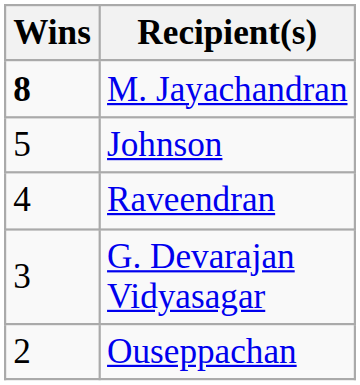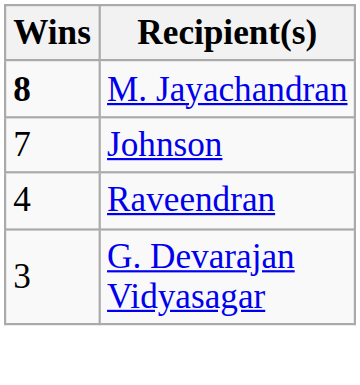(22, 144) 5 -> (22, 144) 7
- row: (202, 351)
